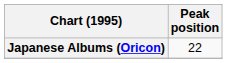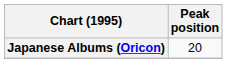(195, 48) 22 -> (195, 48) 20
